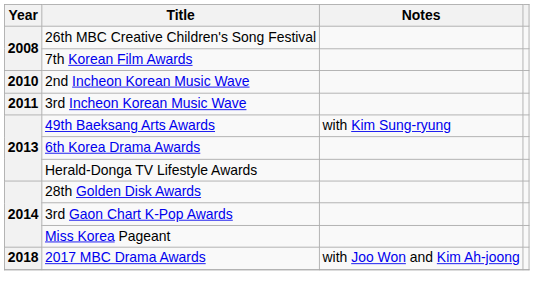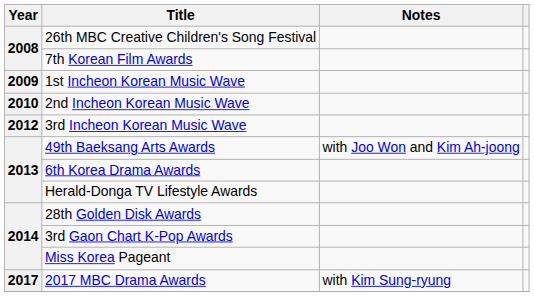+ row: (145, 81)
(23, 103) 2011 -> (23, 125) 2012
(387, 125) with Kim Sung-ryung -> (421, 147) with Joo Won and Kim Ah-joong
(23, 258) 2018 -> (23, 280) 2017
(421, 258) with Joo Won and Kim Ah-joong -> (387, 280) with Kim Sung-ryung
